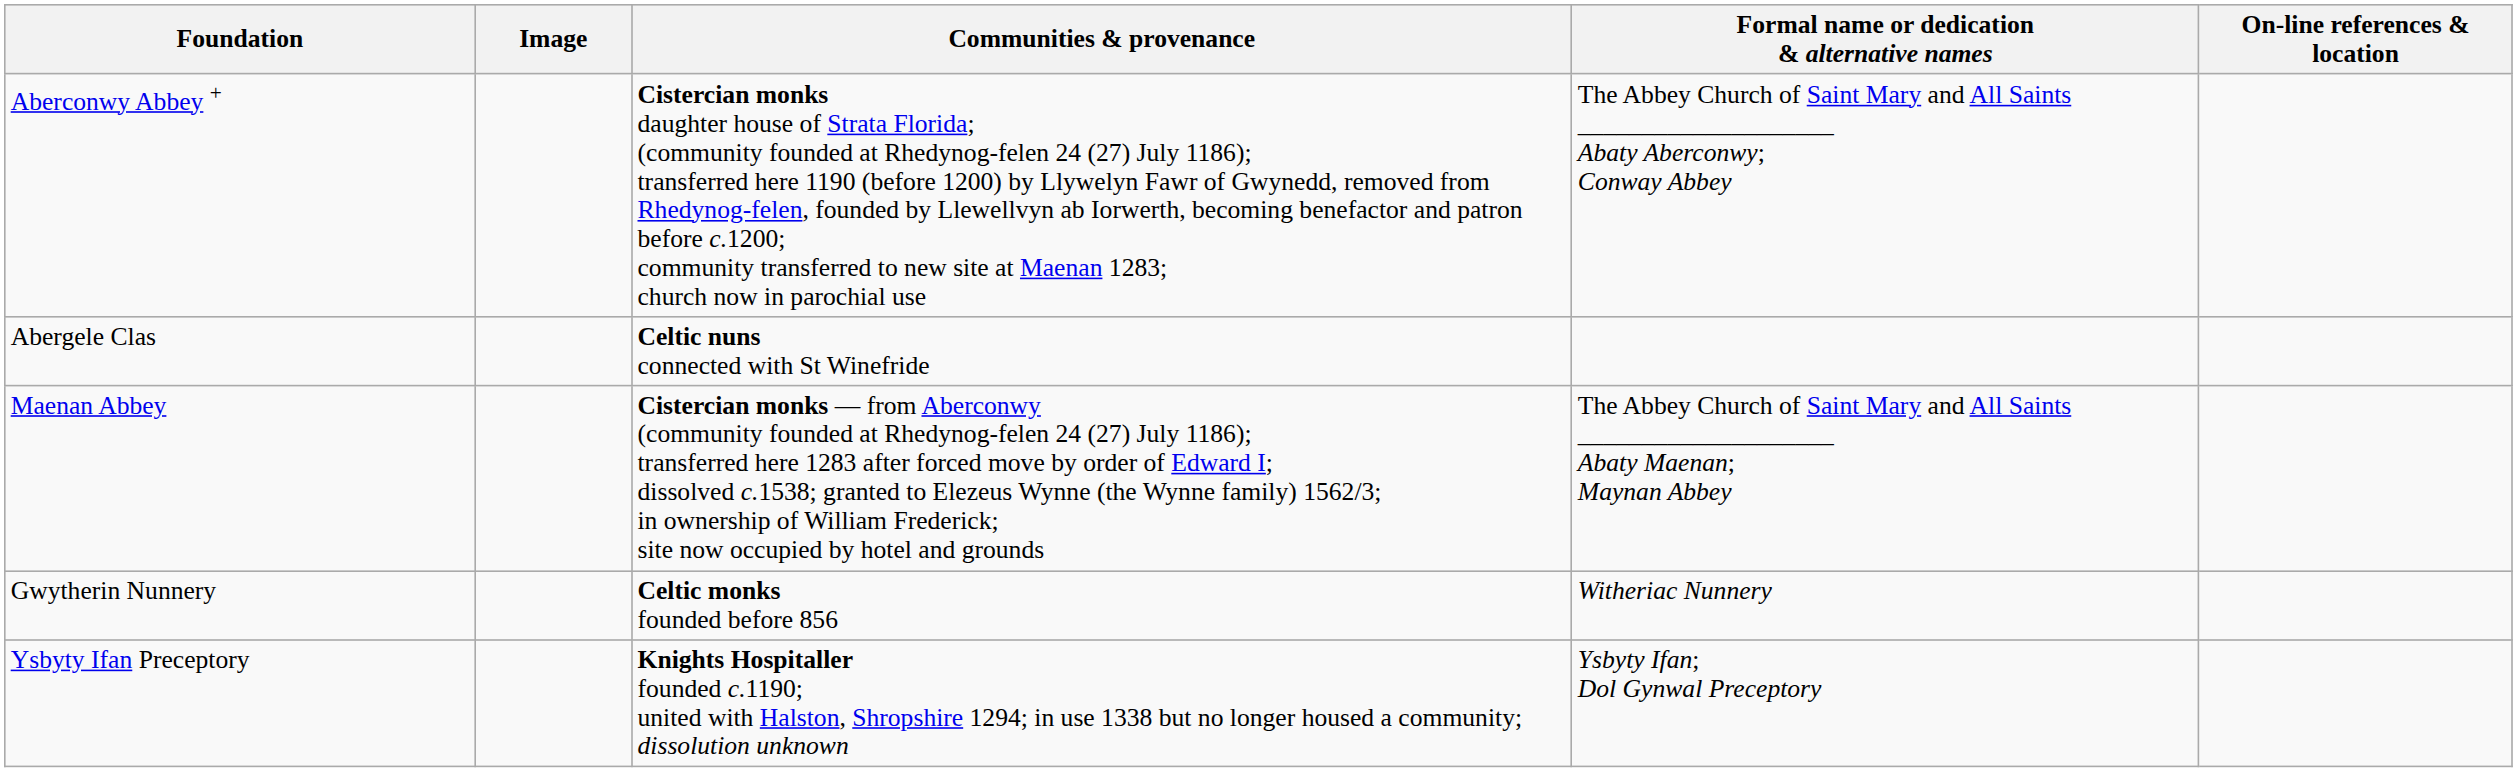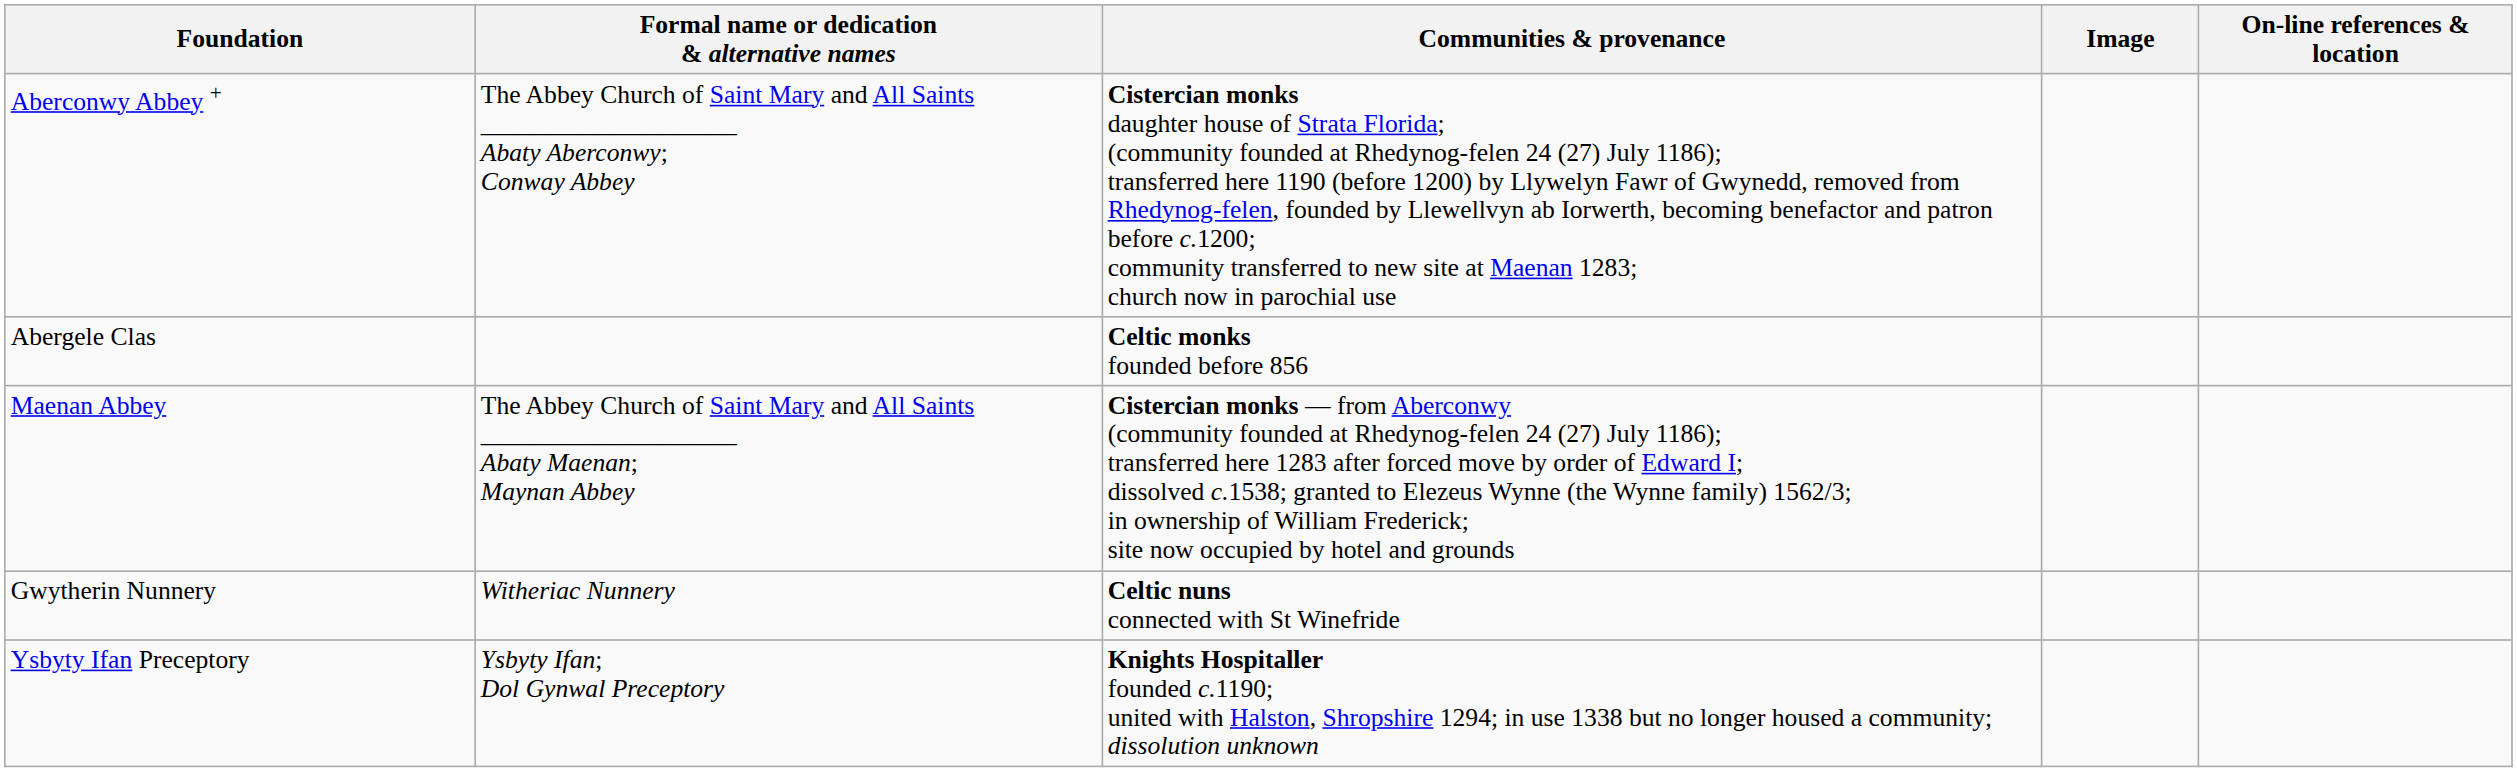columns swapped: (553, 39) <-> (1885, 39)
(784, 350) Celtic nuns connected with St Winefride -> (1208, 350) Celtic monks founded before 856
(738, 604) Celtic monks founded before 856 -> (1254, 604) Celtic nuns connected with St Winefride
